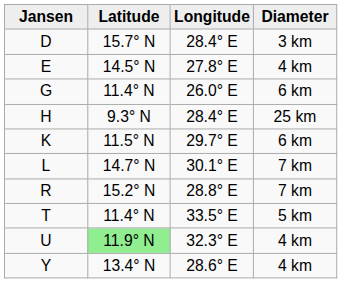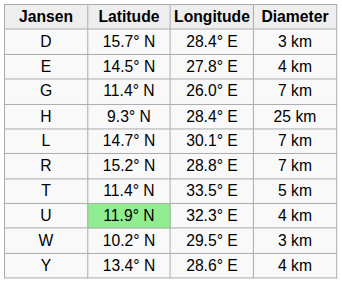(295, 91) 6 km -> (295, 91) 7 km
- row: (46, 141)
+ row: (46, 240)
